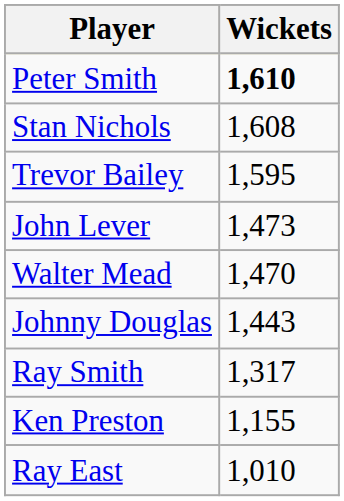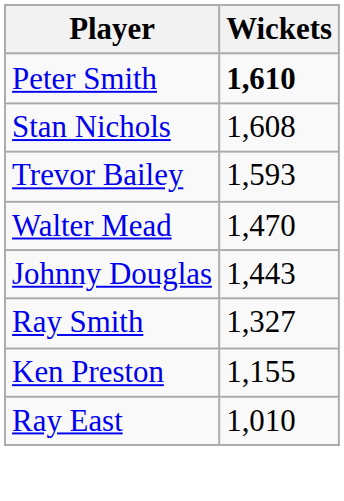(261, 175) 1,595 -> (261, 175) 1,593
- row: (81, 224)
(261, 371) 1,317 -> (261, 322) 1,327
